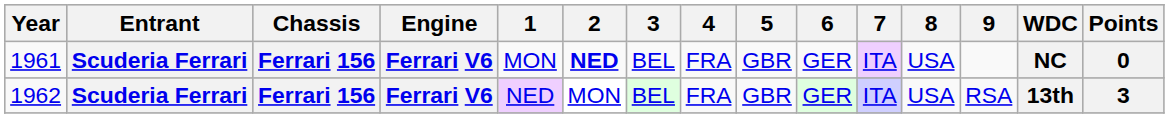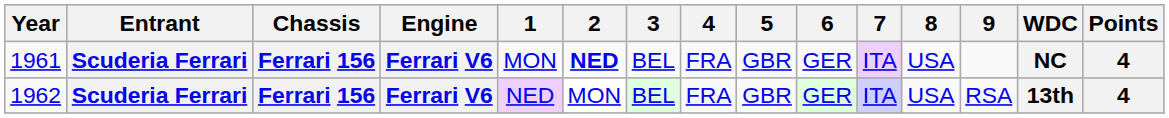(1123, 59) 0 -> (1123, 59) 4
(1123, 96) 3 -> (1123, 96) 4
